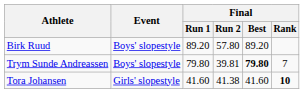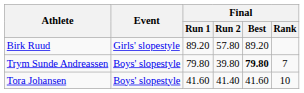(147, 46) Boys' slopestyle -> (146, 46) Girls' slopestyle
(228, 63) 39.81 -> (228, 63) 39.80
(146, 80) Girls' slopestyle -> (147, 80) Boys' slopestyle
(228, 80) 41.38 -> (228, 80) 41.40
(285, 80) bold -> (285, 80) normal
